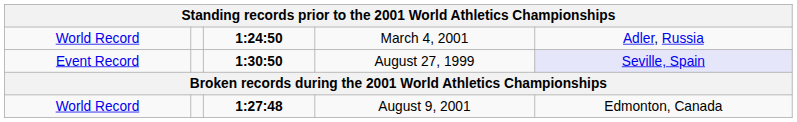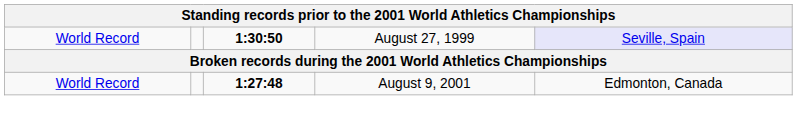- row: (424, 38)
(97, 60) Event Record -> (97, 38) World Record
